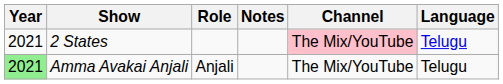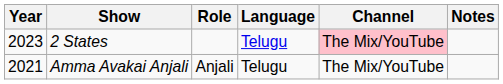columns swapped: (458, 16) <-> (263, 16)
(26, 41) 2021 -> (26, 41) 2023
(26, 66) lightgreen background -> (26, 66) no background
